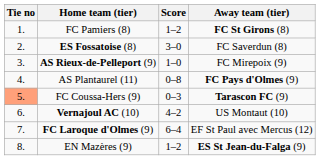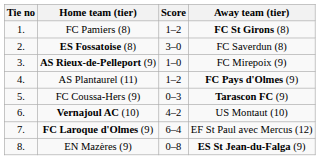(173, 79) 0–8 -> (173, 79) 1–2
(21, 96) lightsalmon background -> (21, 96) no background
(173, 146) 1–2 -> (173, 146) 0–8
